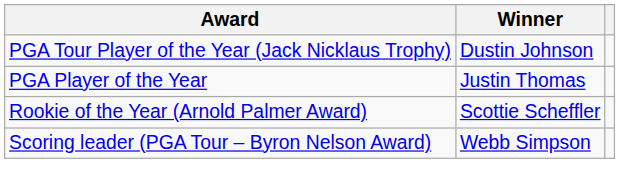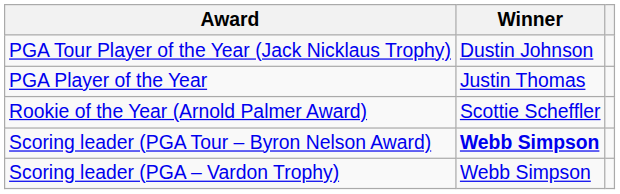(525, 142) normal -> (530, 142) bold
+ row: (174, 173)
